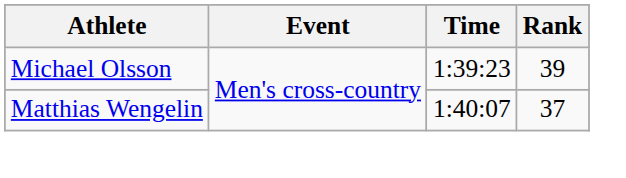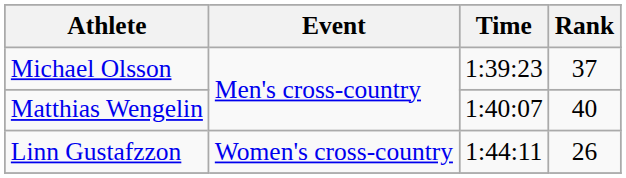(553, 67) 39 -> (584, 67) 37
(553, 109) 37 -> (584, 109) 40
+ row: (96, 152)
